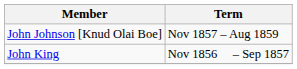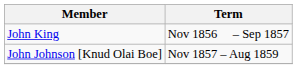rows swapped: (33, 53) <-> (85, 34)
